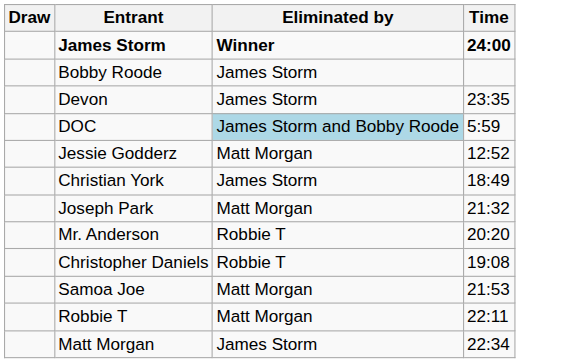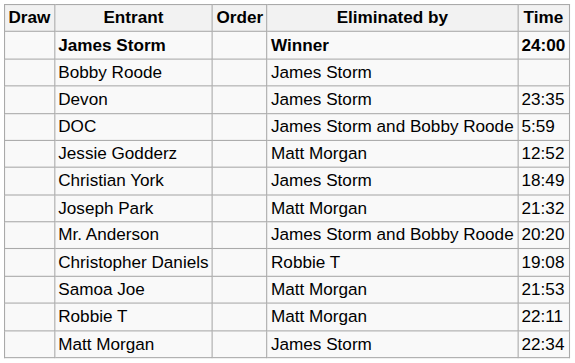+ column: (240, 18)
(338, 126) lightblue background -> (392, 126) no background
(251, 235) Robbie T -> (392, 235) James Storm and Bobby Roode
